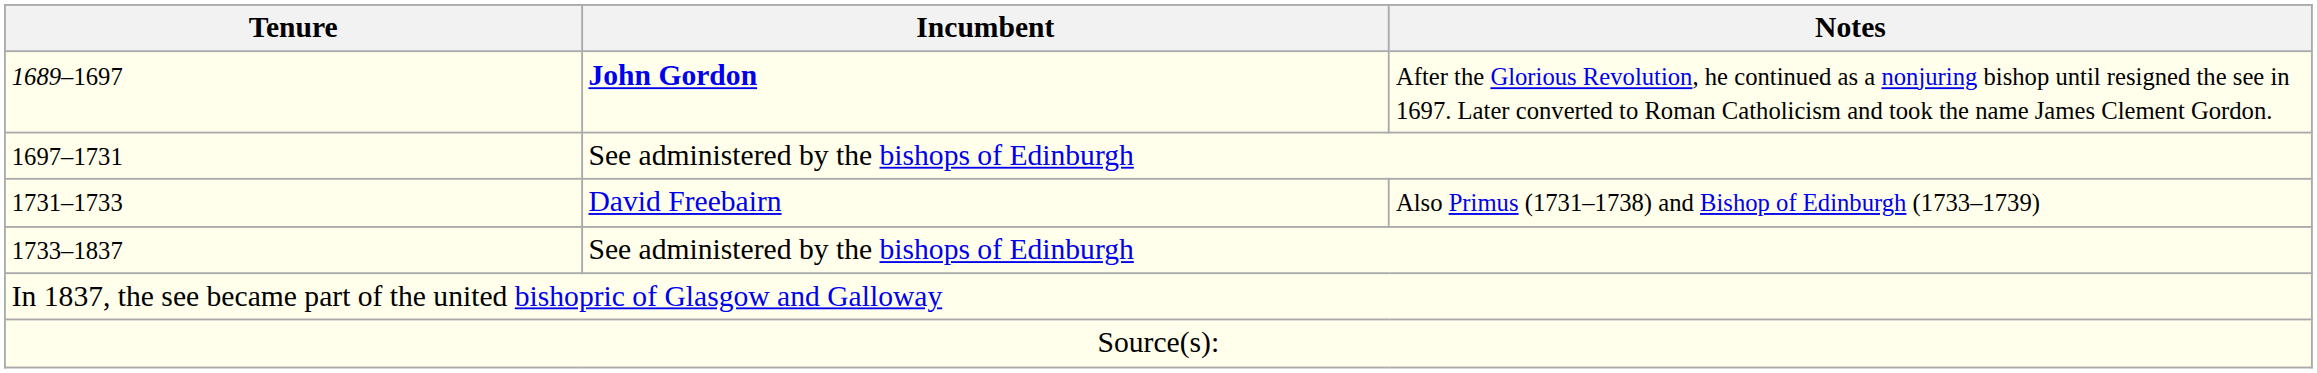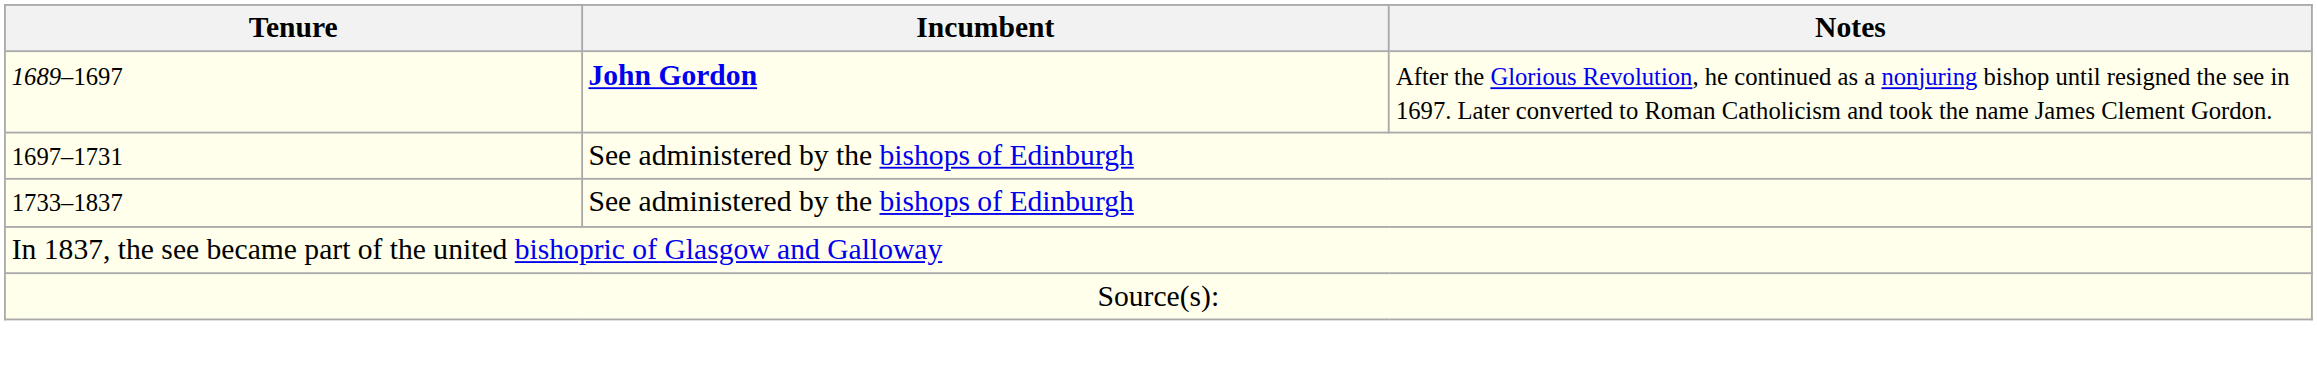- row: (67, 203)
